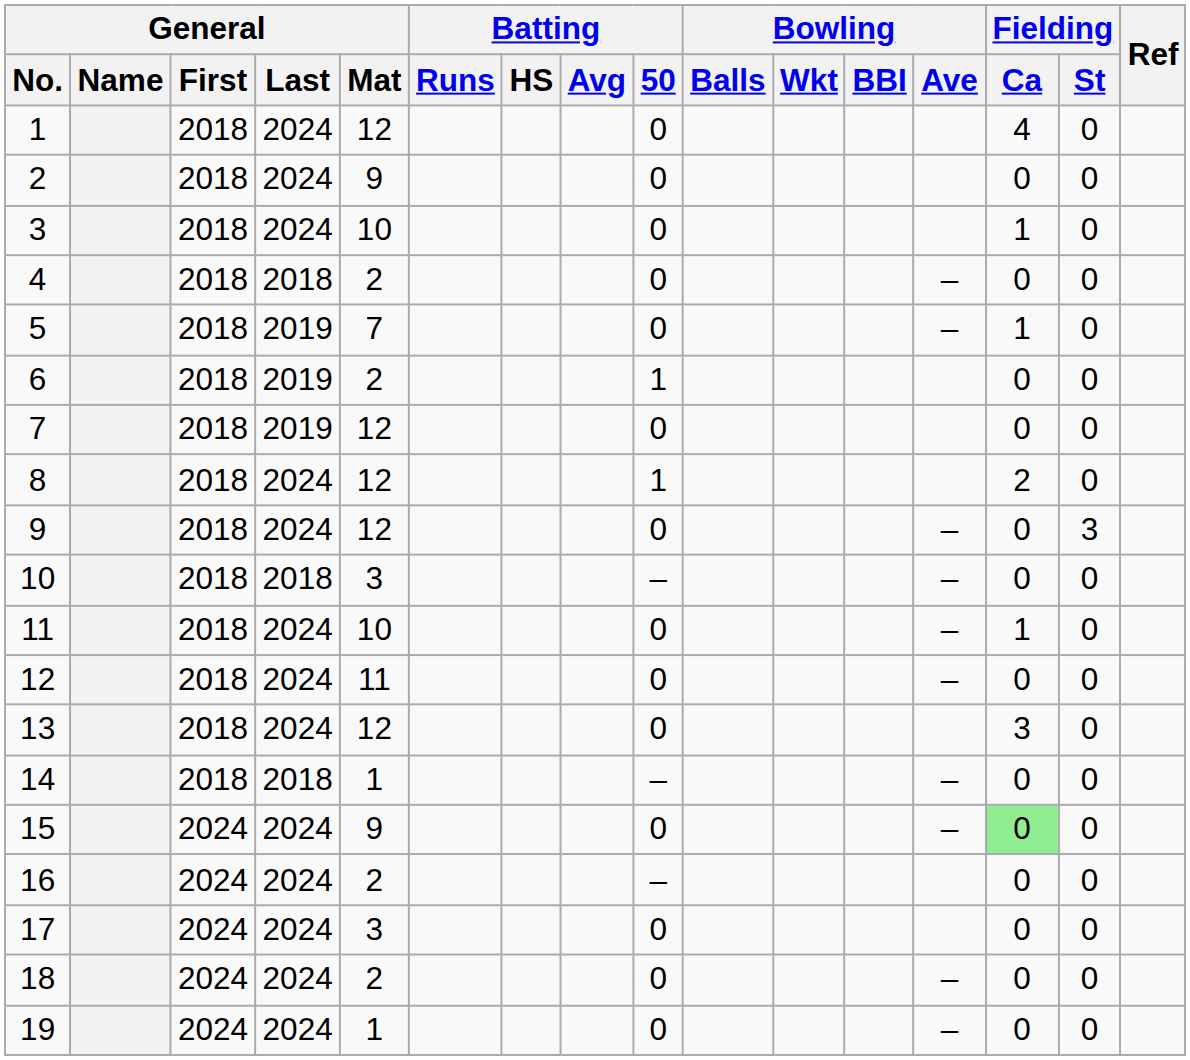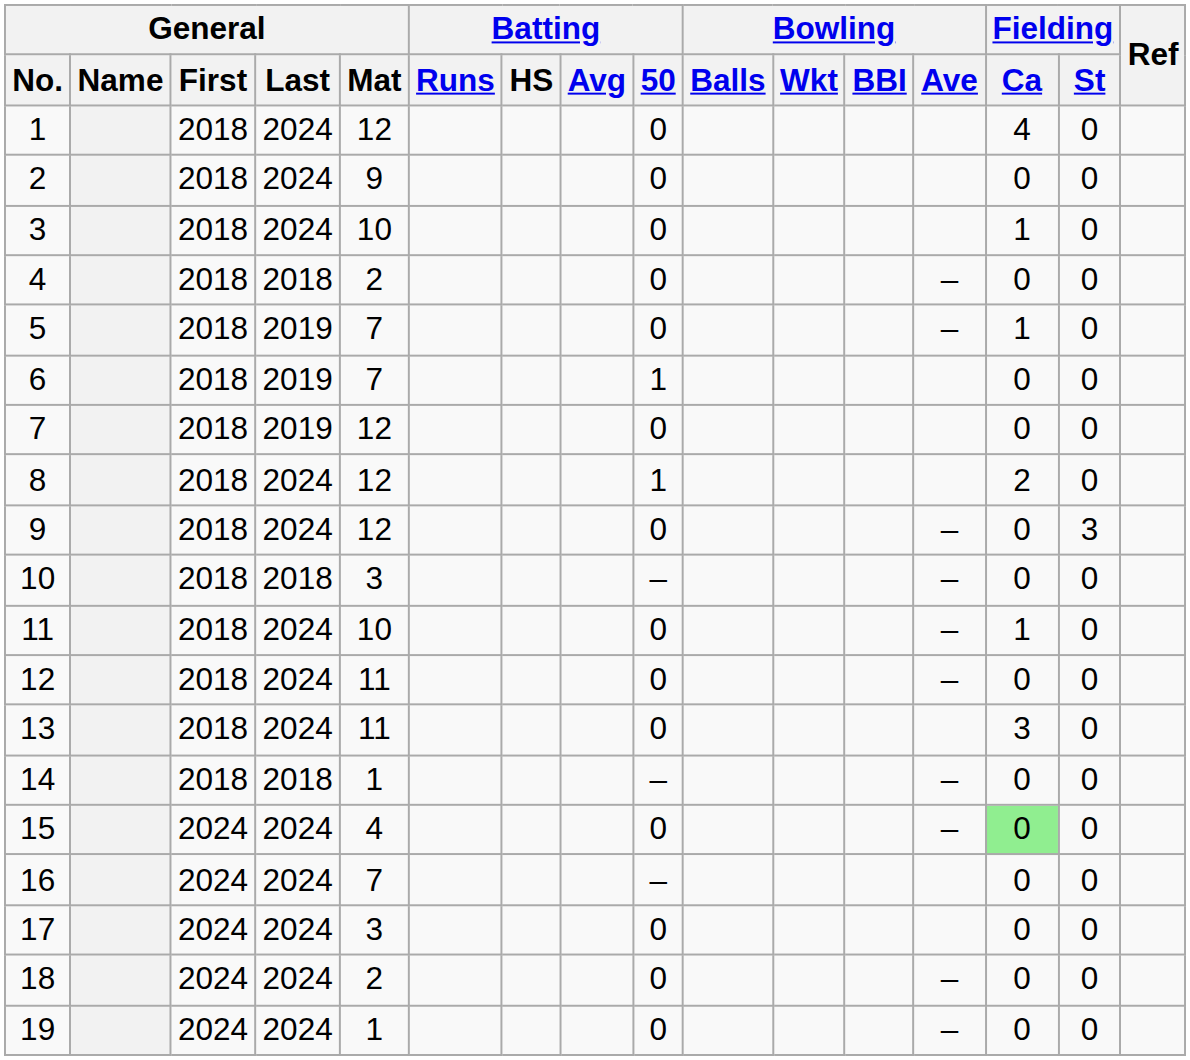(374, 379) 2 -> (374, 379) 7
(374, 729) 12 -> (374, 729) 11
(374, 829) 9 -> (374, 829) 4
(374, 879) 2 -> (374, 879) 7
